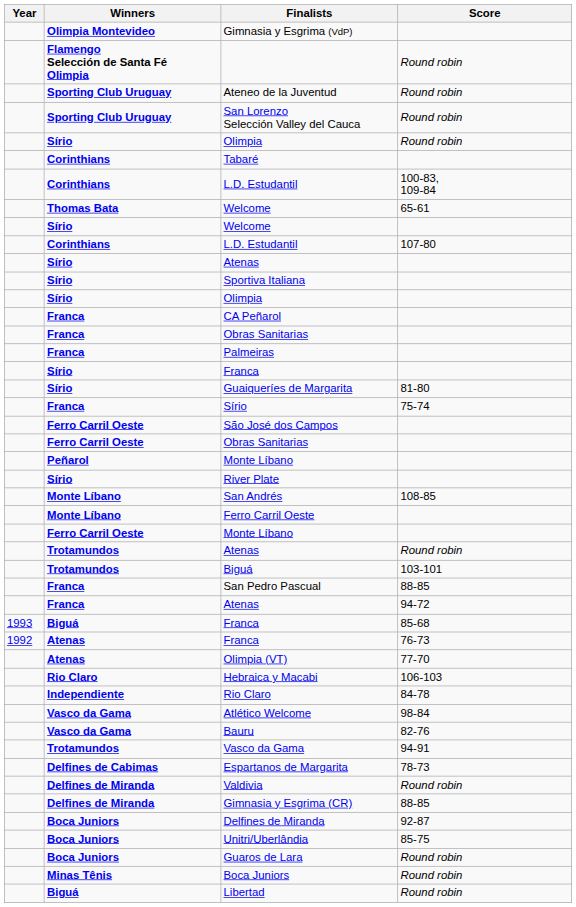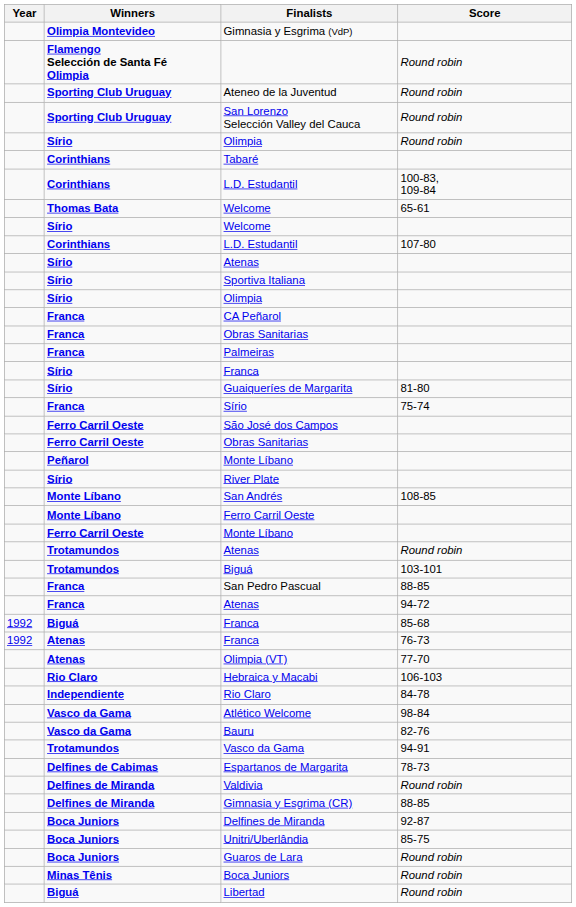(20, 623) 1993 -> (20, 623) 1992
